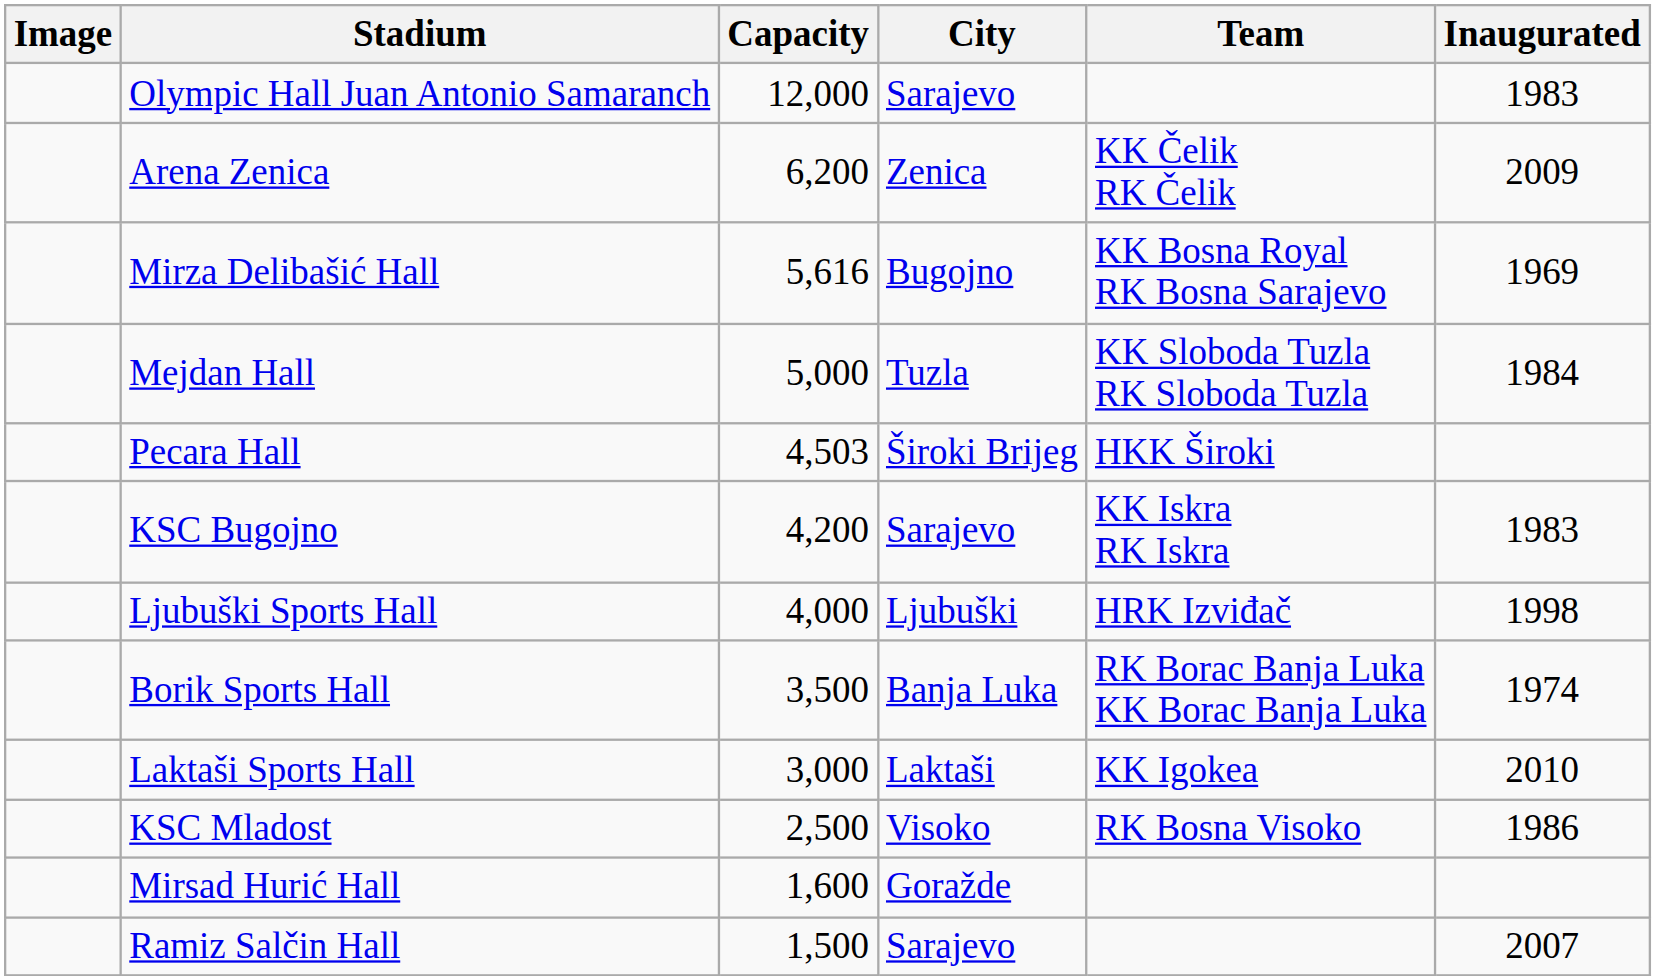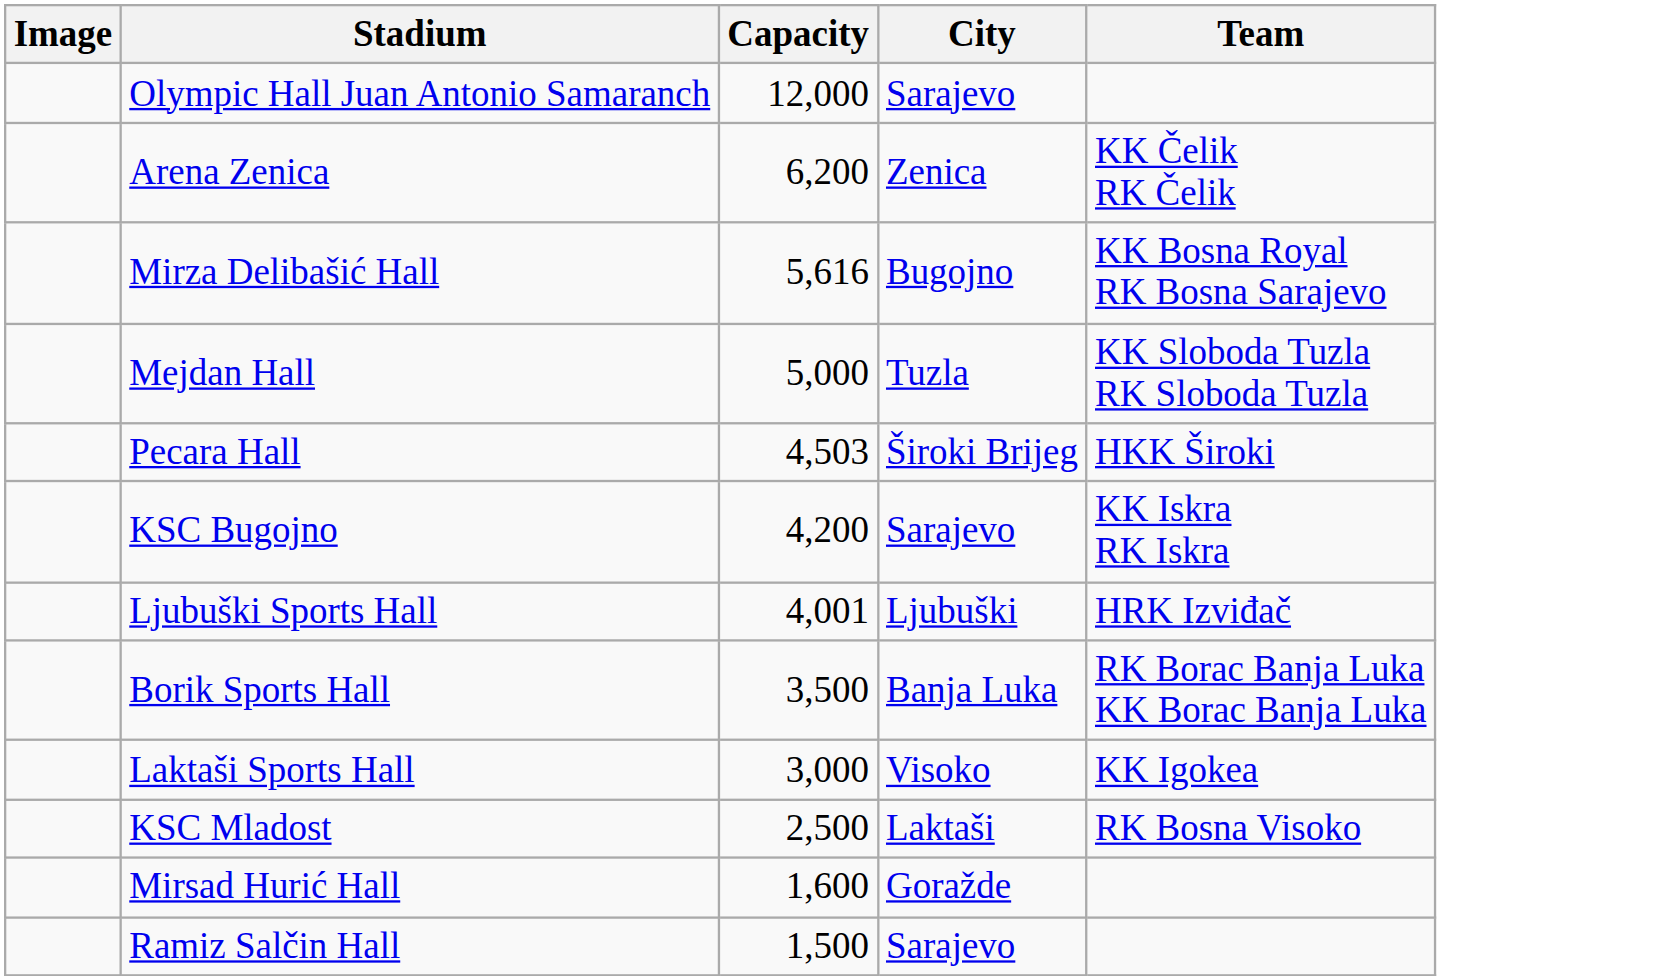- column: (1542, 33)
(827, 610) 4,000 -> (827, 610) 4,001
(940, 769) Laktaši -> (938, 769) Visoko
(938, 827) Visoko -> (940, 827) Laktaši
